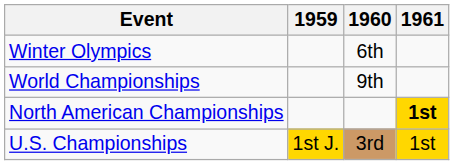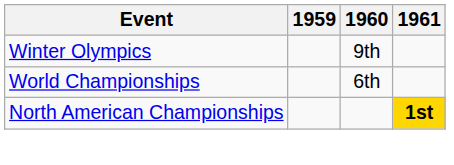(370, 50) 6th -> (367, 50) 9th
(370, 81) 9th -> (367, 81) 6th
- row: (98, 143)
